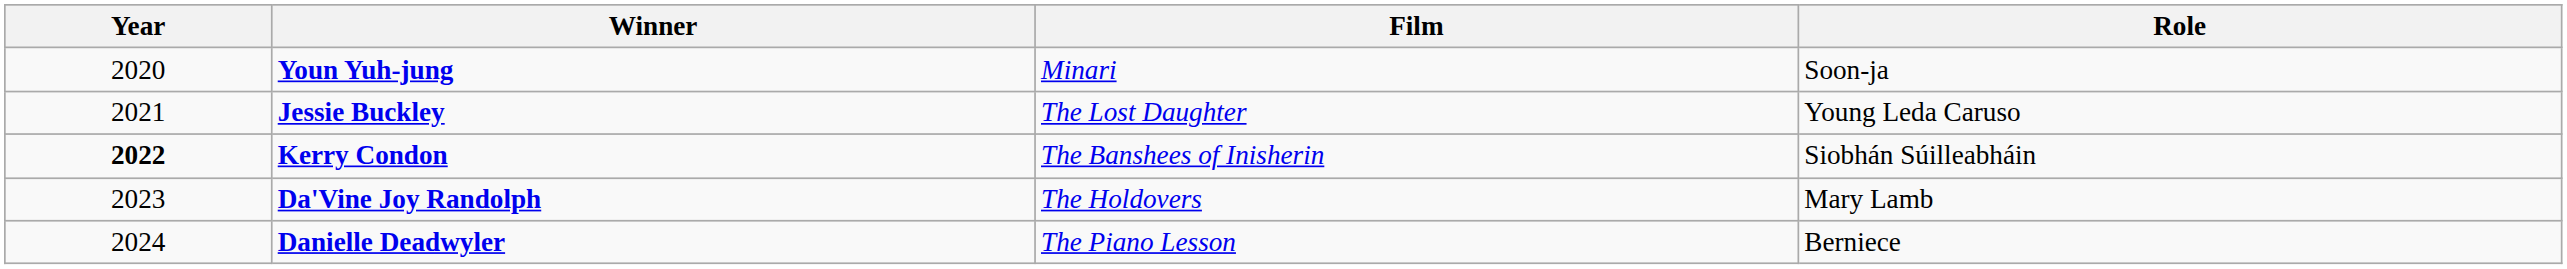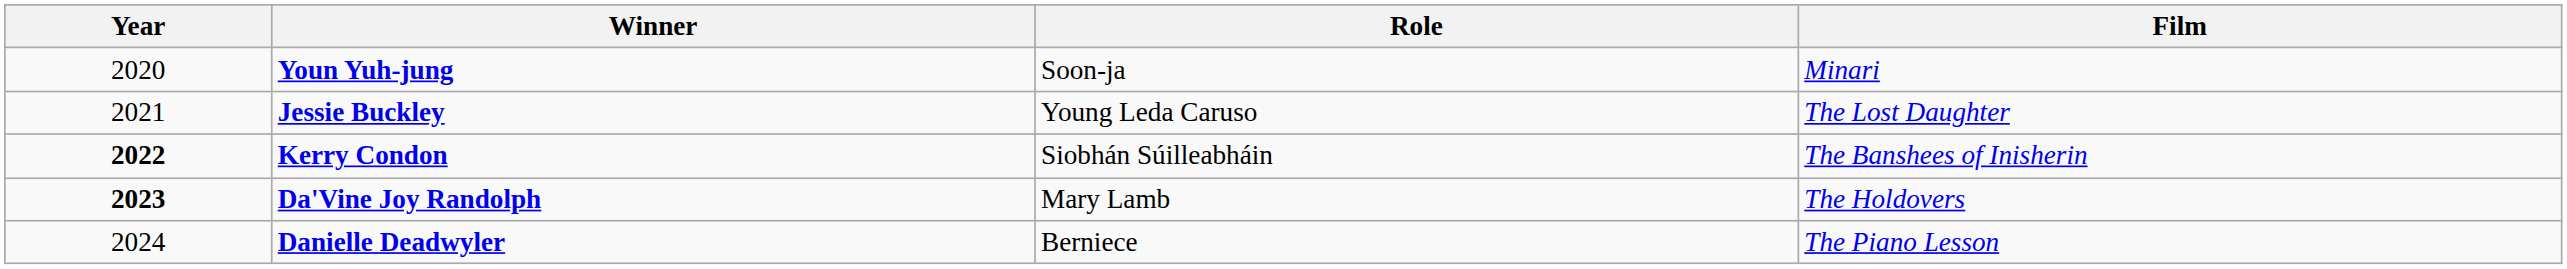columns swapped: (1416, 26) <-> (2180, 26)
(138, 198) normal -> (138, 198) bold
